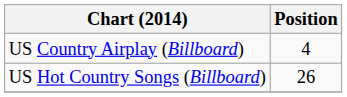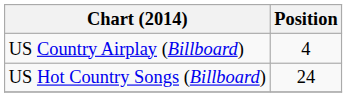(306, 77) 26 -> (306, 77) 24
